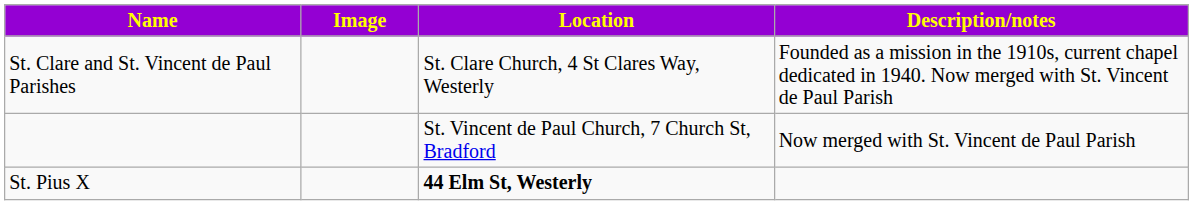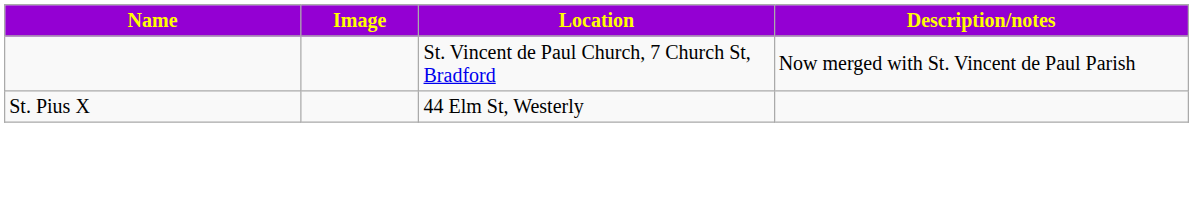- row: (140, 74)
(508, 183) bold -> (504, 106) normal
